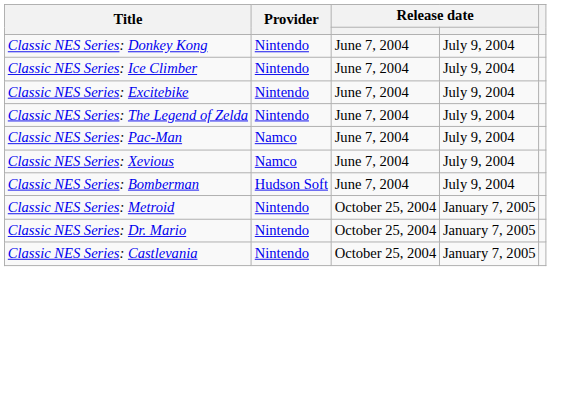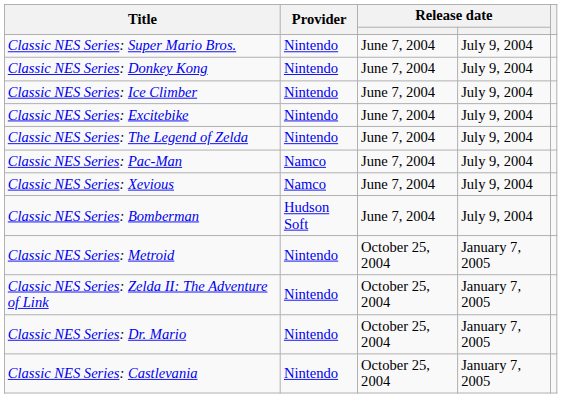+ row: (122, 45)
+ row: (138, 294)
